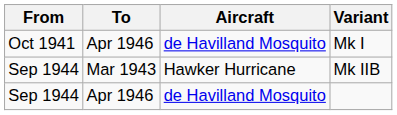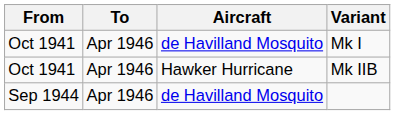(44, 69) Sep 1944 -> (42, 69) Oct 1941
(121, 69) Mar 1943 -> (120, 69) Apr 1946
